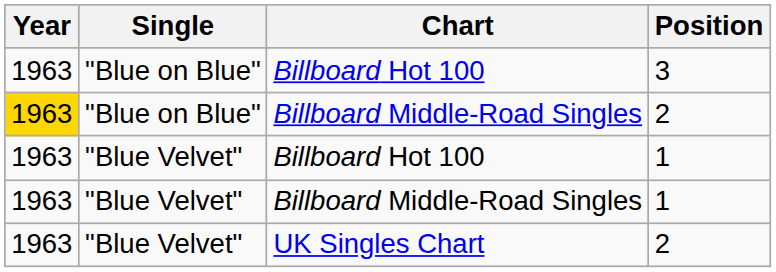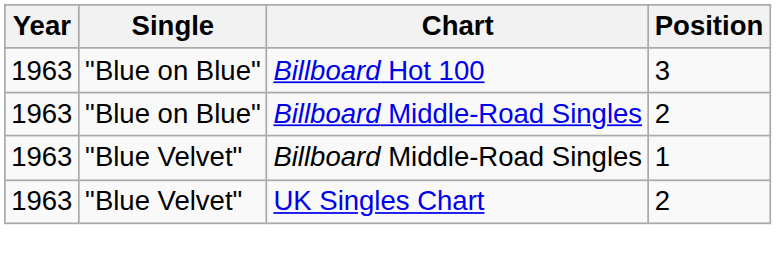(42, 113) gold background -> (42, 113) no background
- row: (379, 157)
